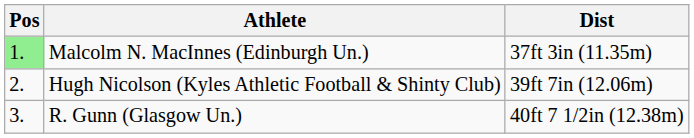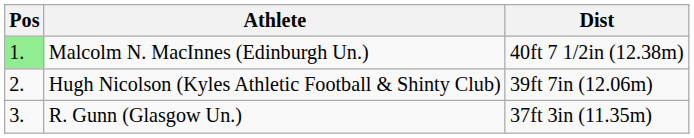(581, 52) 37ft 3in (11.35m) -> (597, 52) 40ft 7 1/2in (12.38m)
(597, 116) 40ft 7 1/2in (12.38m) -> (581, 116) 37ft 3in (11.35m)
